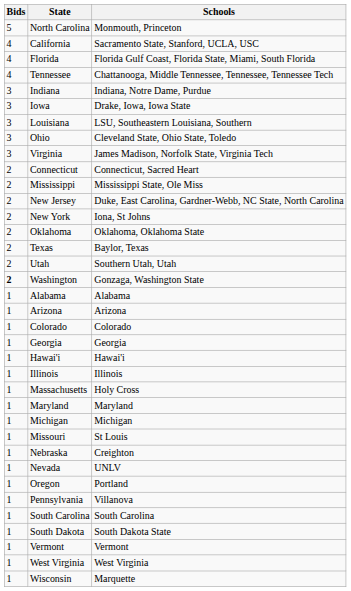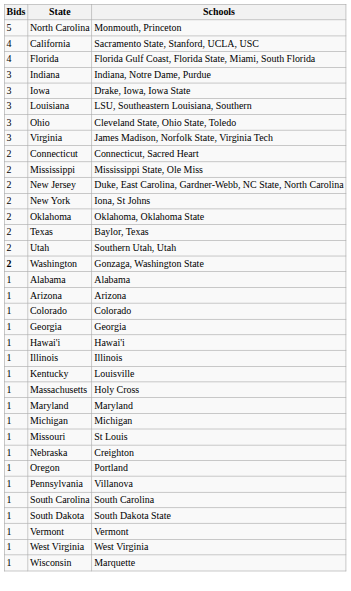- row: (50, 75)
+ row: (49, 374)
- row: (45, 468)
